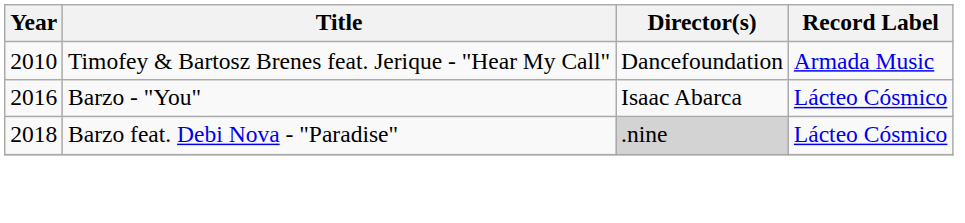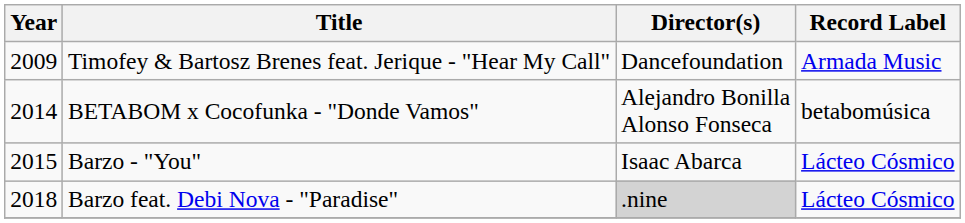(34, 60) 2010 -> (34, 60) 2009
+ row: (273, 110)
(34, 97) 2016 -> (34, 161) 2015
